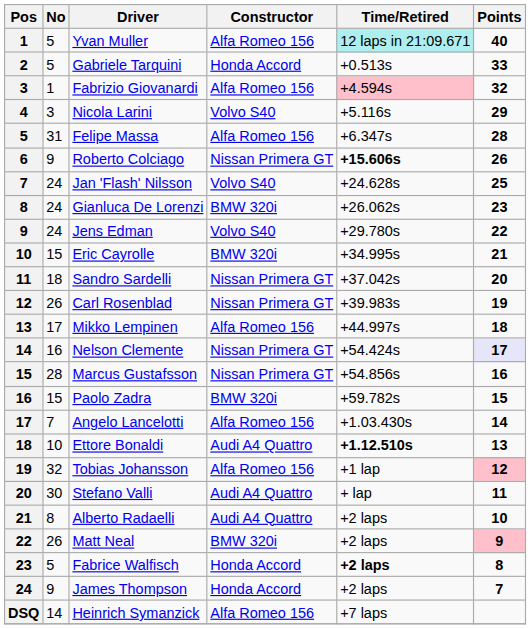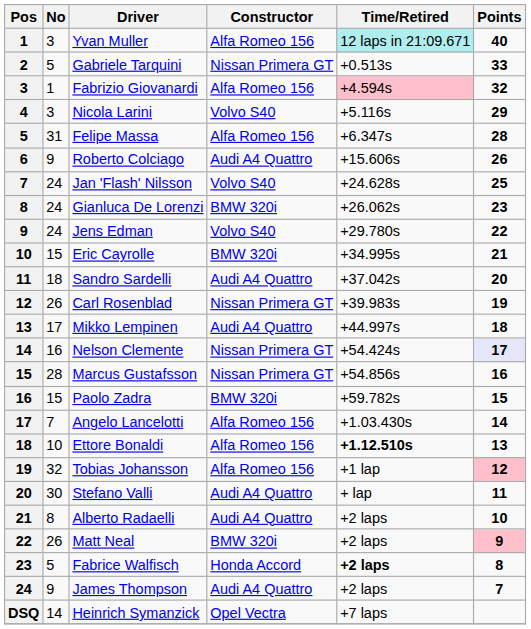(50, 40) 5 -> (50, 40) 3
(256, 64) Honda Accord -> (272, 64) Nissan Primera GT
(272, 159) Nissan Primera GT -> (261, 159) Audi A4 Quattro
(370, 159) bold -> (370, 159) normal
(272, 278) Nissan Primera GT -> (261, 278) Audi A4 Quattro
(262, 326) Alfa Romeo 156 -> (261, 326) Audi A4 Quattro
(261, 445) Audi A4 Quattro -> (262, 445) Alfa Romeo 156
(256, 588) Honda Accord -> (261, 588) Audi A4 Quattro
(262, 612) Alfa Romeo 156 -> (248, 612) Opel Vectra
